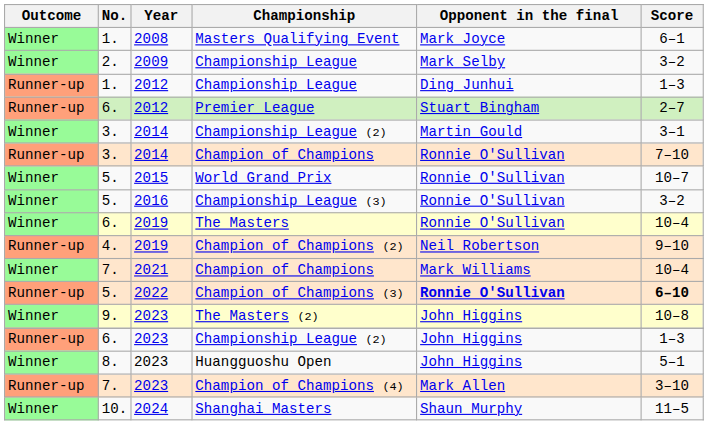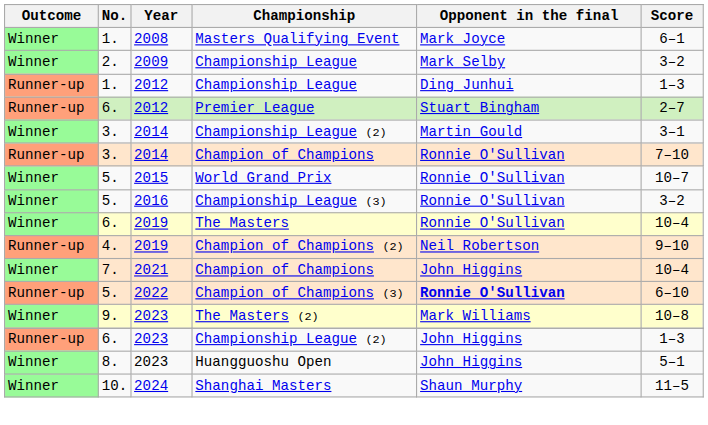(475, 270) Mark Williams -> (471, 270) John Higgins
(672, 293) bold -> (672, 293) normal
(471, 316) John Higgins -> (475, 316) Mark Williams
- row: (151, 386)
